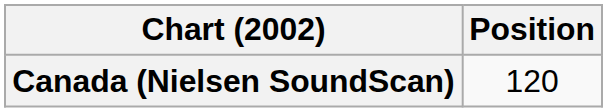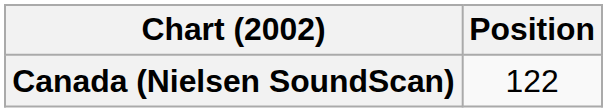(532, 80) 120 -> (532, 80) 122
